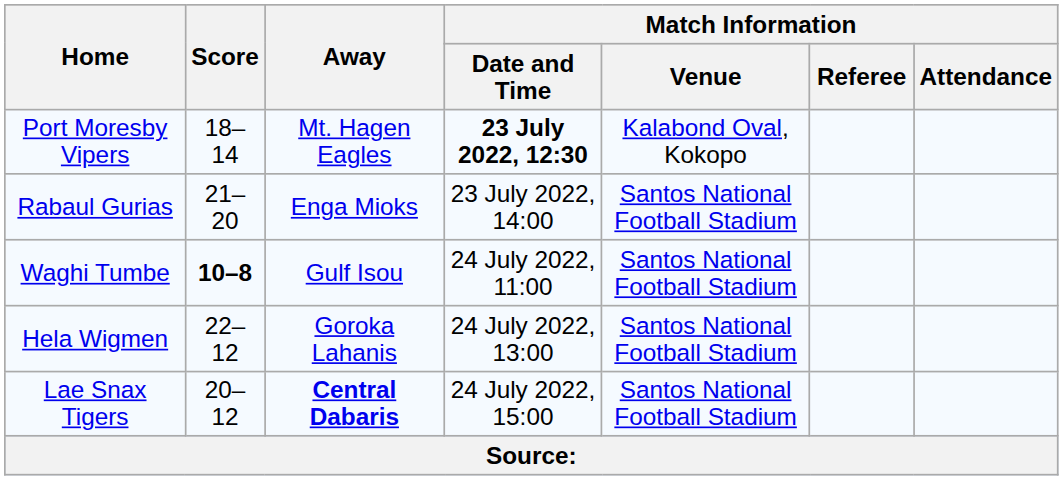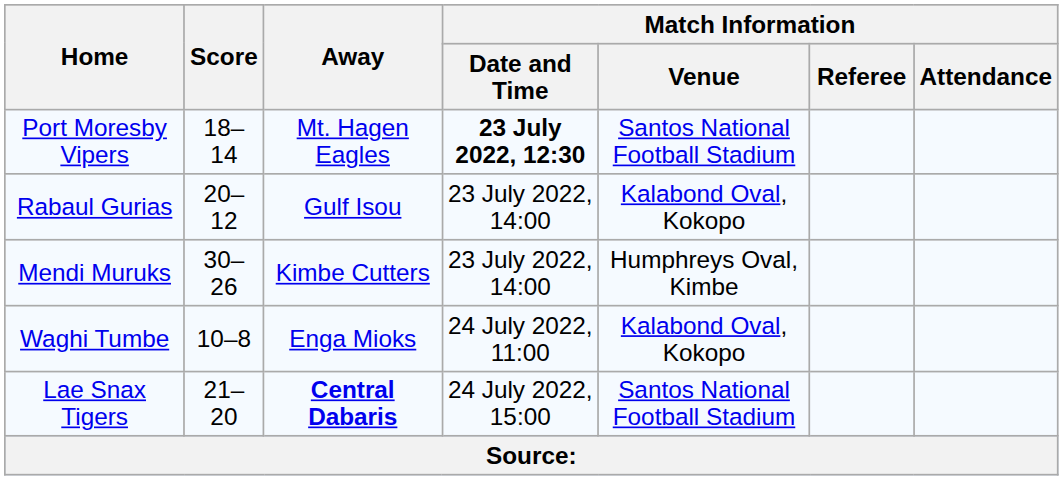(706, 142) Kalabond Oval, Kokopo -> (704, 142) Santos National Football Stadium
(225, 207) 21–20 -> (224, 207) 20–12
(354, 207) Enga Mioks -> (353, 207) Gulf Isou
(706, 207) Santos National Football Stadium -> (704, 207) Kalabond Oval, Kokopo
+ row: (95, 273)
(225, 273) bold -> (224, 338) normal
(354, 273) Gulf Isou -> (353, 338) Enga Mioks
(706, 273) Santos National Football Stadium -> (704, 338) Kalabond Oval, Kokopo
- row: (95, 338)
(225, 404) 20–12 -> (224, 404) 21–20
